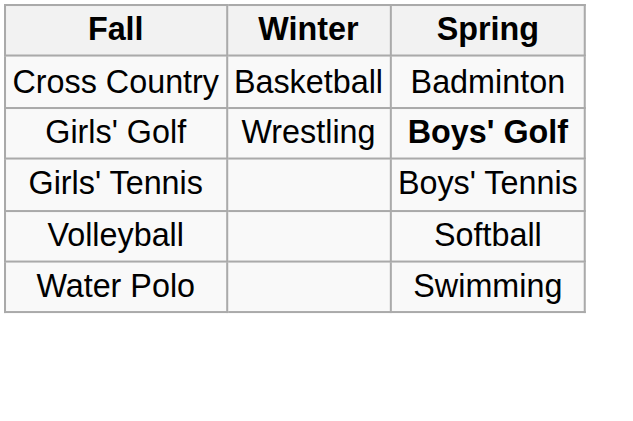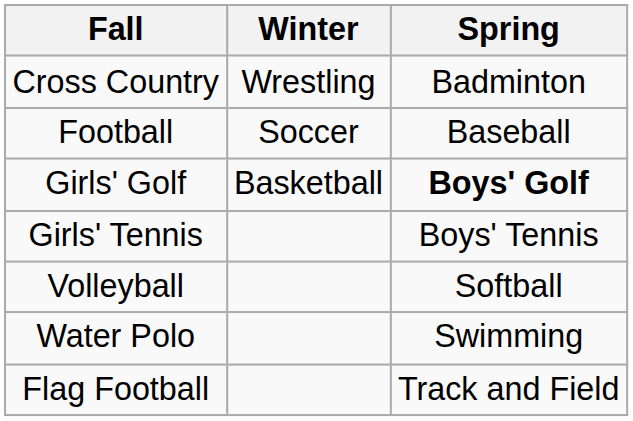(308, 81) Basketball -> (308, 81) Wrestling
+ row: (116, 132)
(308, 132) Wrestling -> (308, 183) Basketball
+ row: (116, 388)
